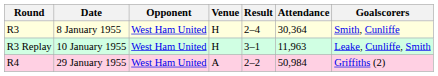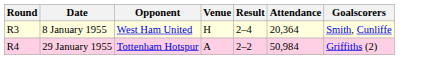(292, 29) 30,364 -> (284, 29) 20,364
- row: (91, 46)
(169, 63) West Ham United -> (158, 46) Tottenham Hotspur
